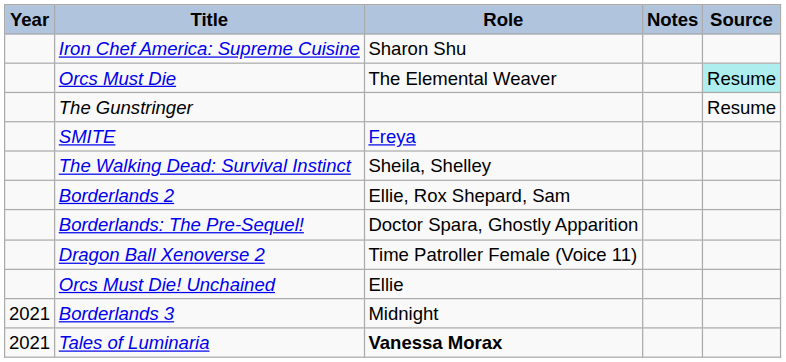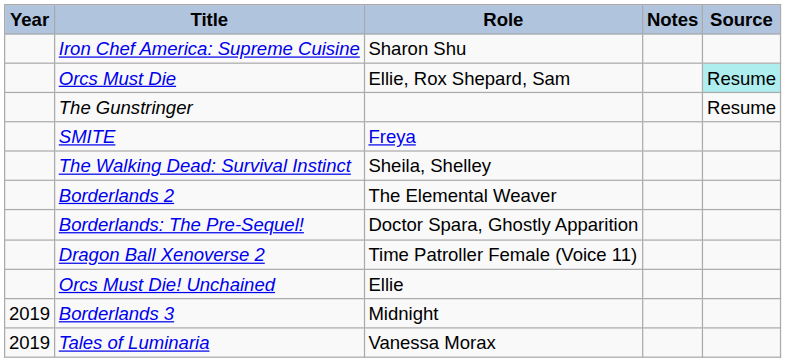(463, 78) The Elemental Weaver -> (469, 78) Ellie, Rox Shepard, Sam
(469, 196) Ellie, Rox Shepard, Sam -> (463, 196) The Elemental Weaver
(30, 313) 2021 -> (30, 313) 2019
(30, 342) 2021 -> (30, 342) 2019
(435, 342) bold -> (432, 342) normal
